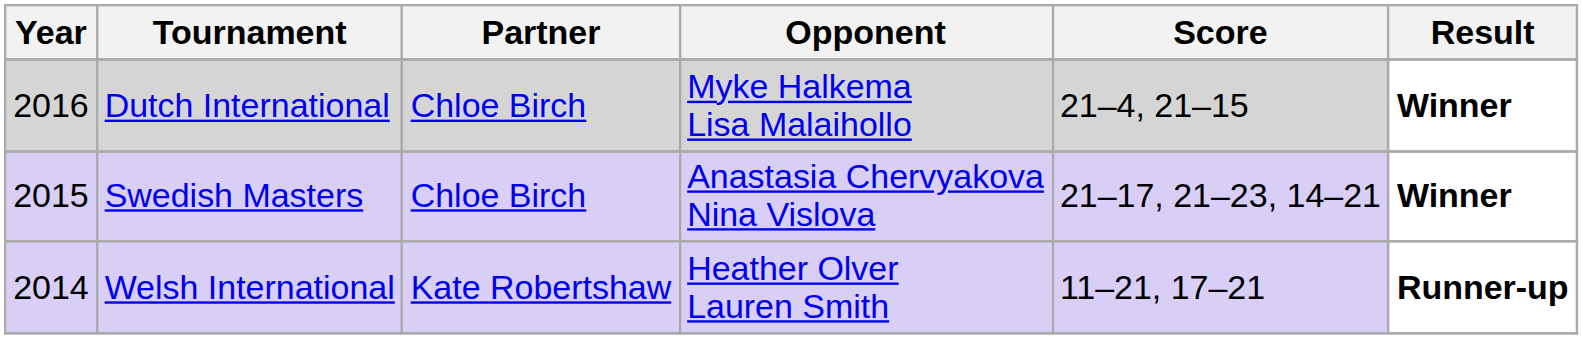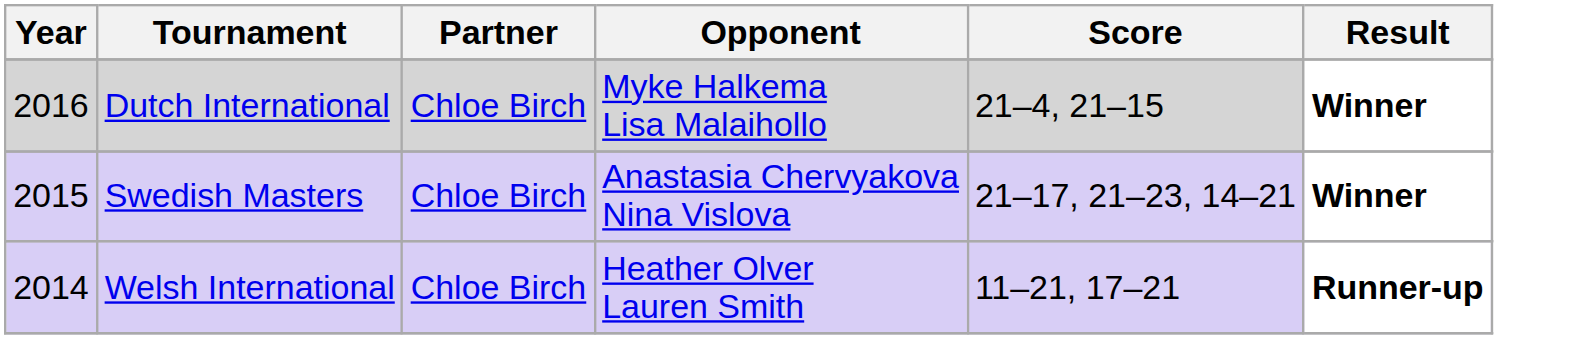(541, 288) Kate Robertshaw -> (498, 288) Chloe Birch
